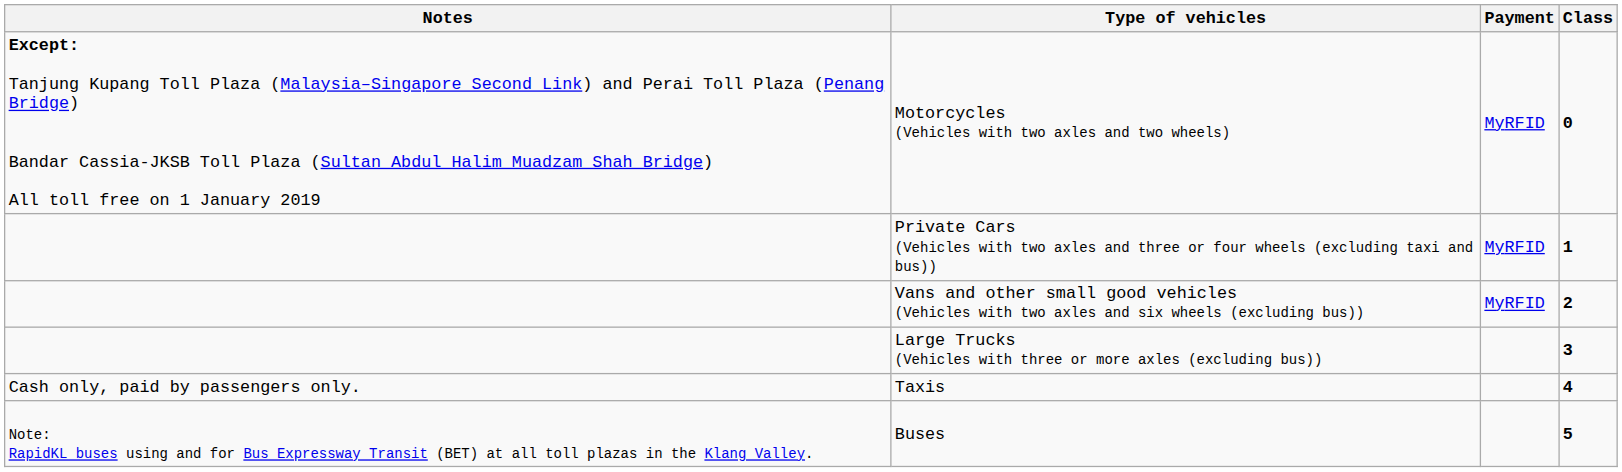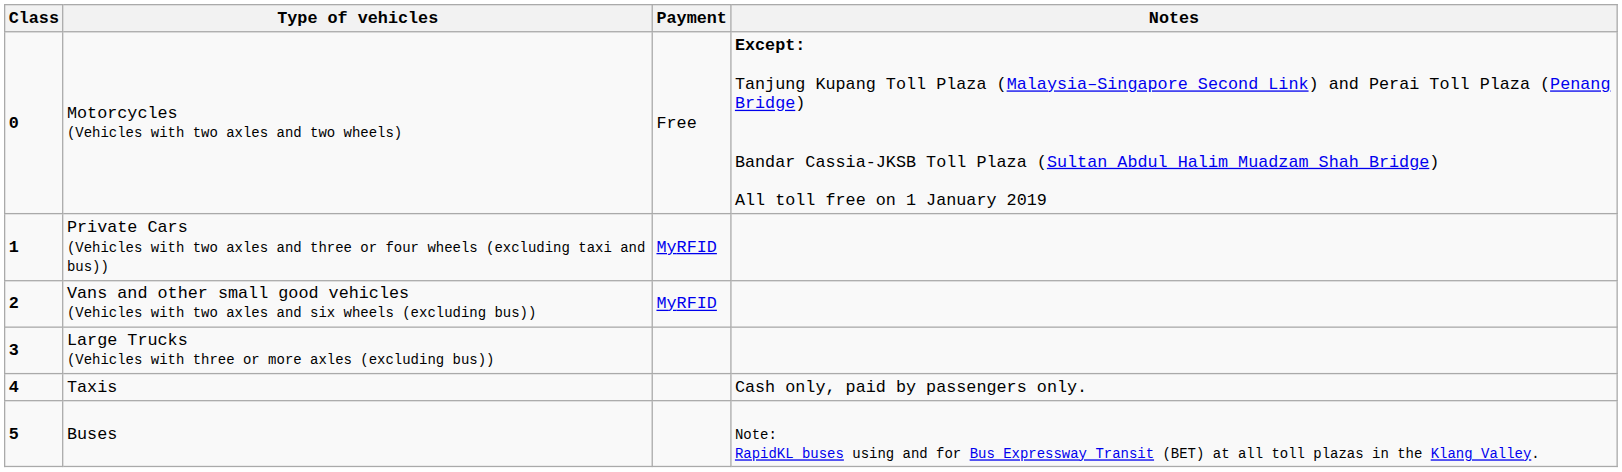columns swapped: (1588, 18) <-> (448, 18)
(1515, 123) MyRFID -> (677, 123) Free
